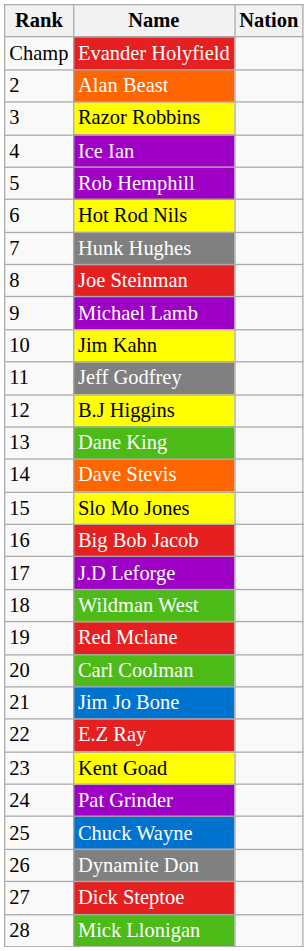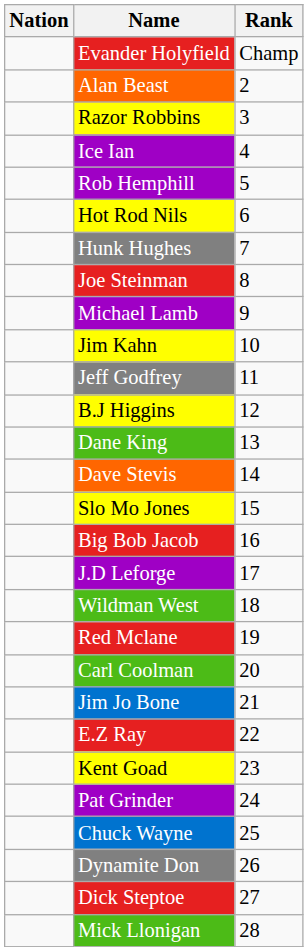columns swapped: (39, 20) <-> (269, 20)
